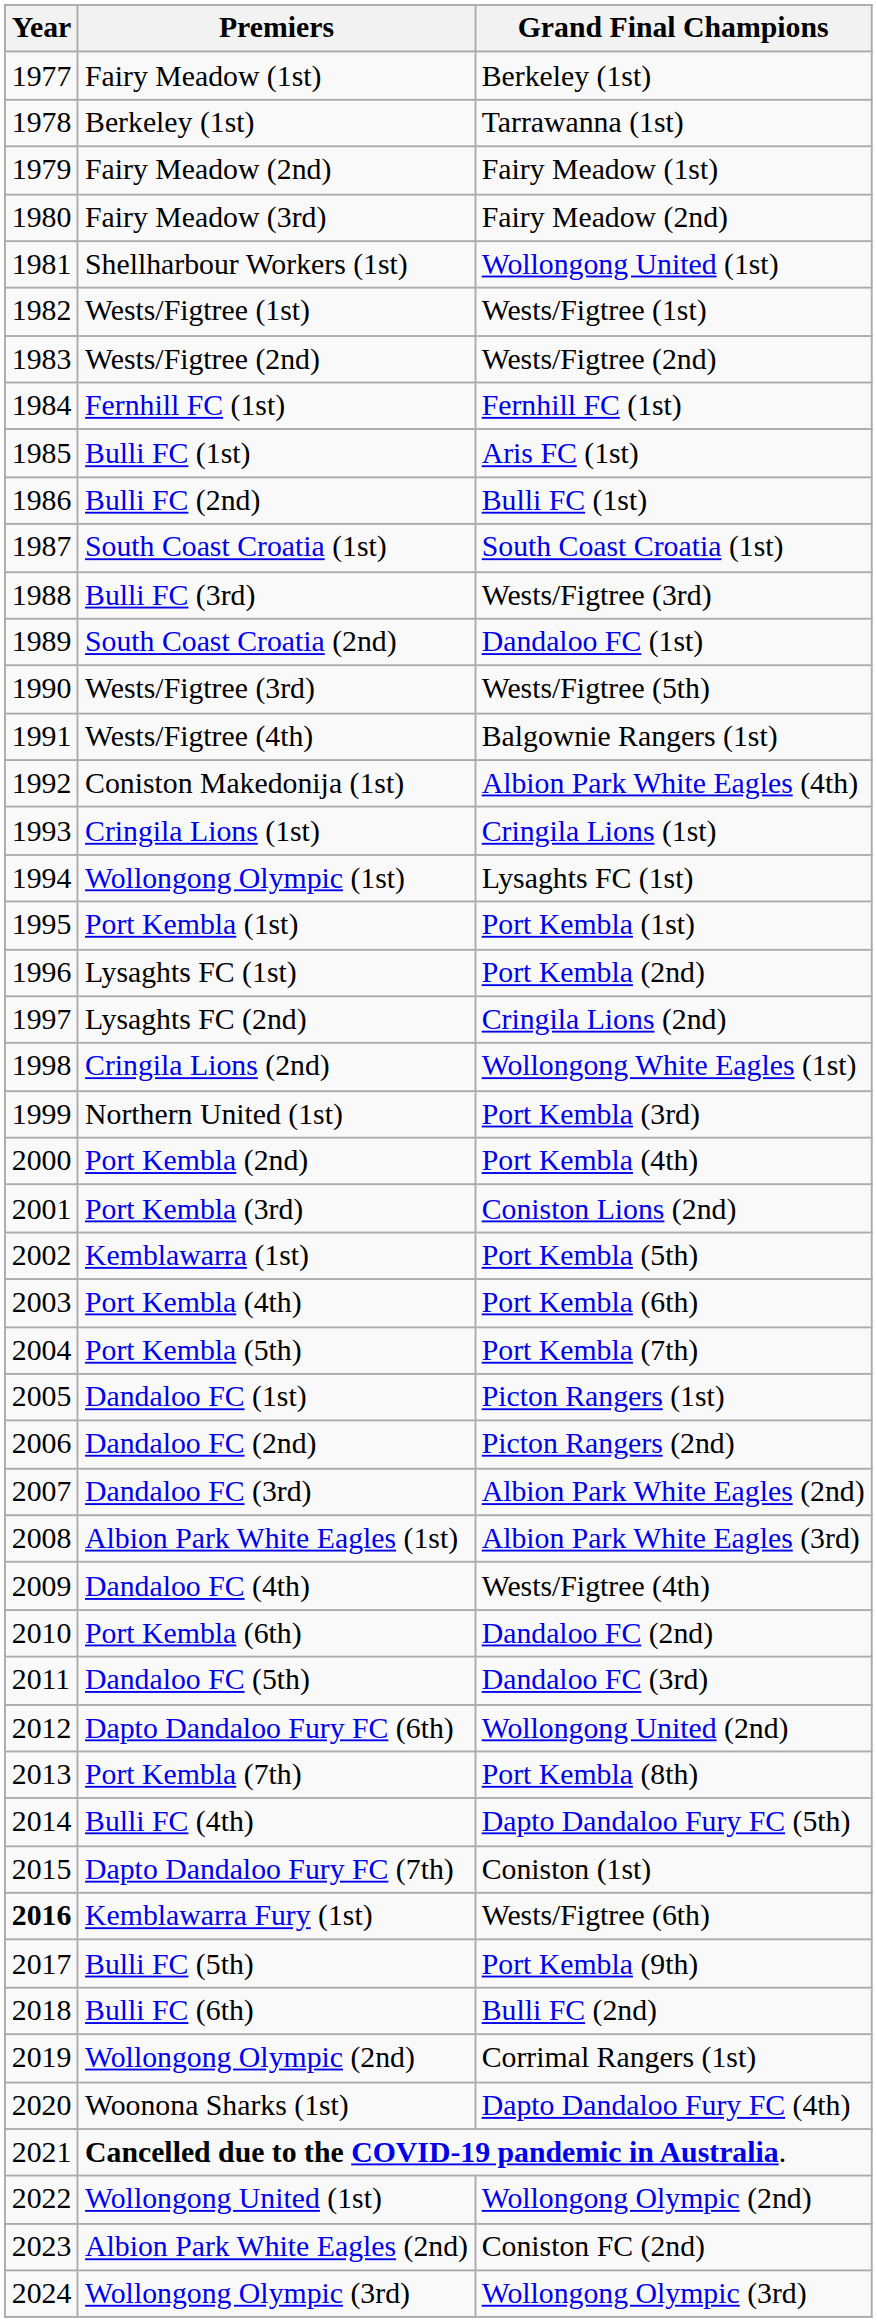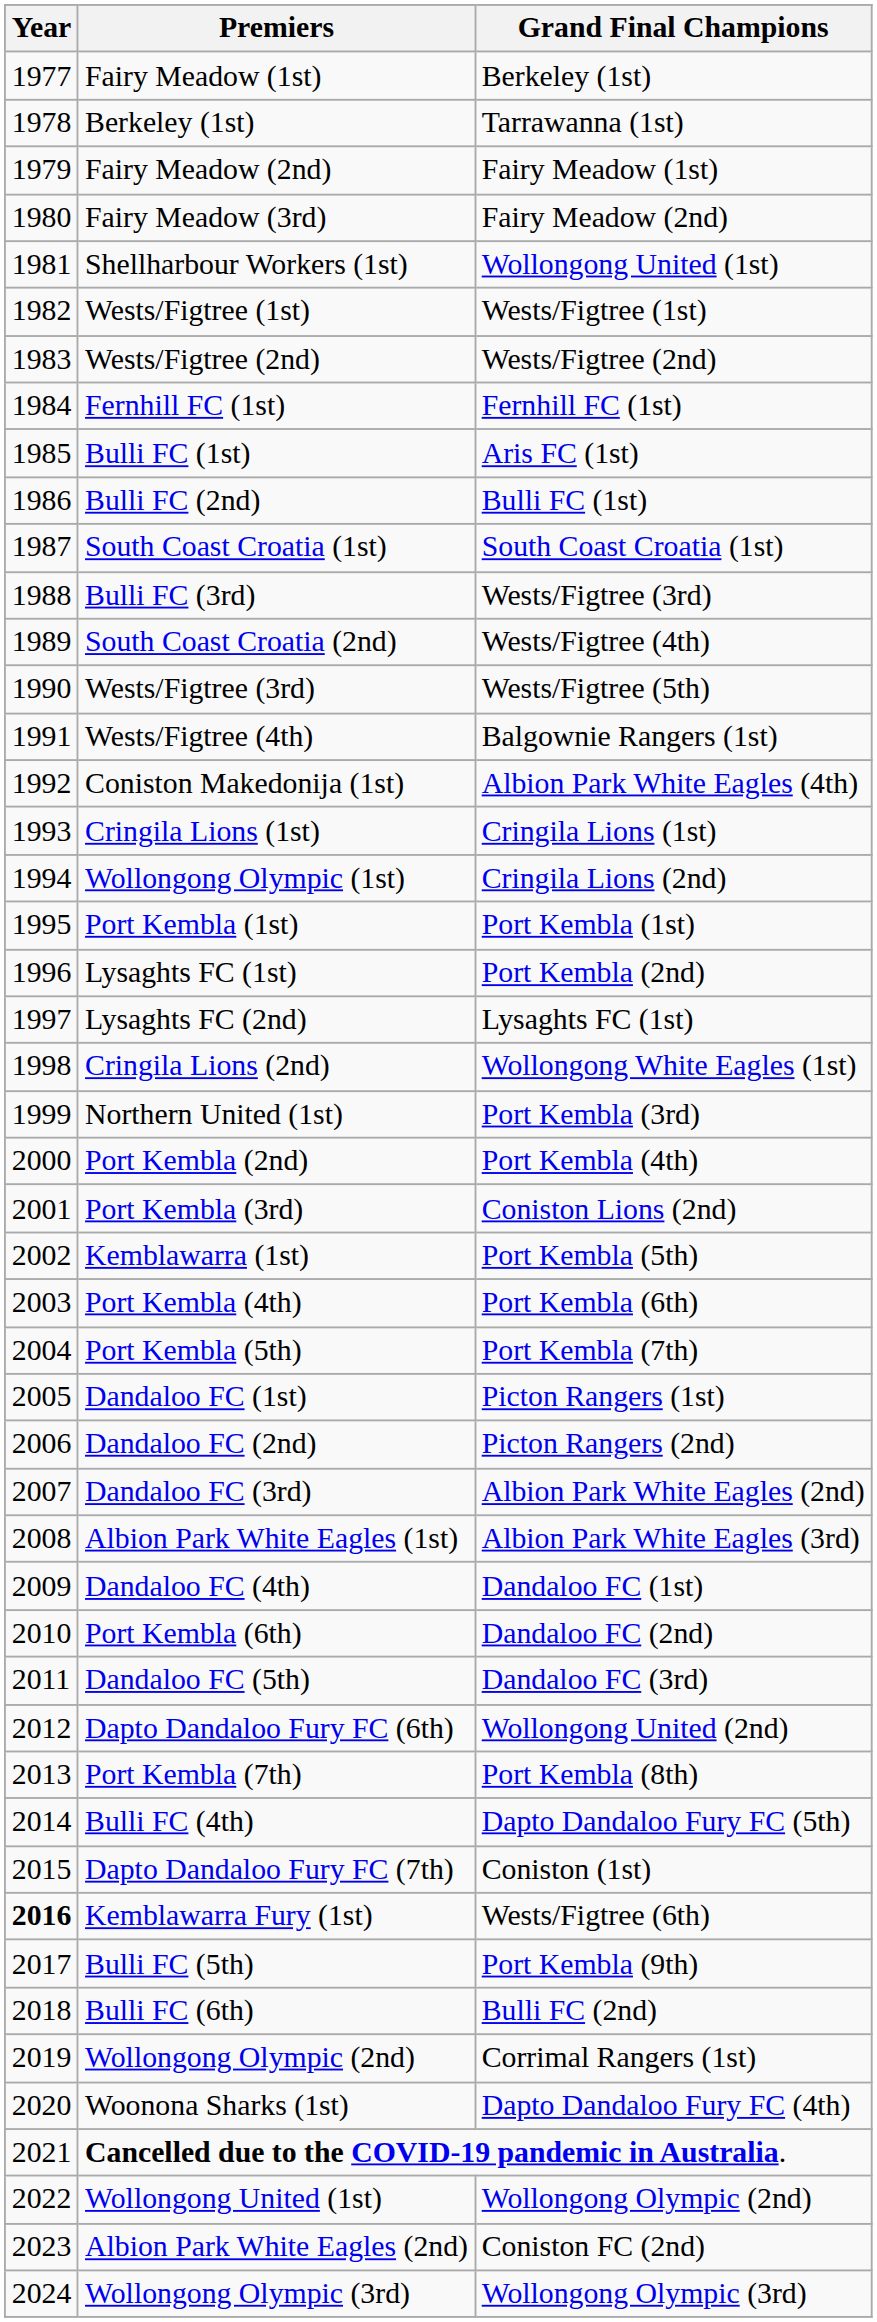(592, 641) Dandaloo FC (1st) -> (596, 641) Wests/Figtree (4th)
(588, 877) Lysaghts FC (1st) -> (604, 877) Cringila Lions (2nd)
(604, 1019) Cringila Lions (2nd) -> (588, 1019) Lysaghts FC (1st)
(596, 1585) Wests/Figtree (4th) -> (592, 1585) Dandaloo FC (1st)
